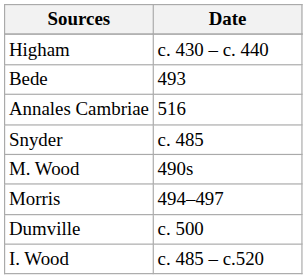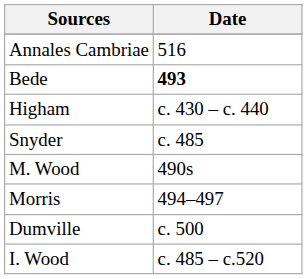rows swapped: (79, 109) <-> (39, 49)
(172, 79) normal -> (172, 79) bold
